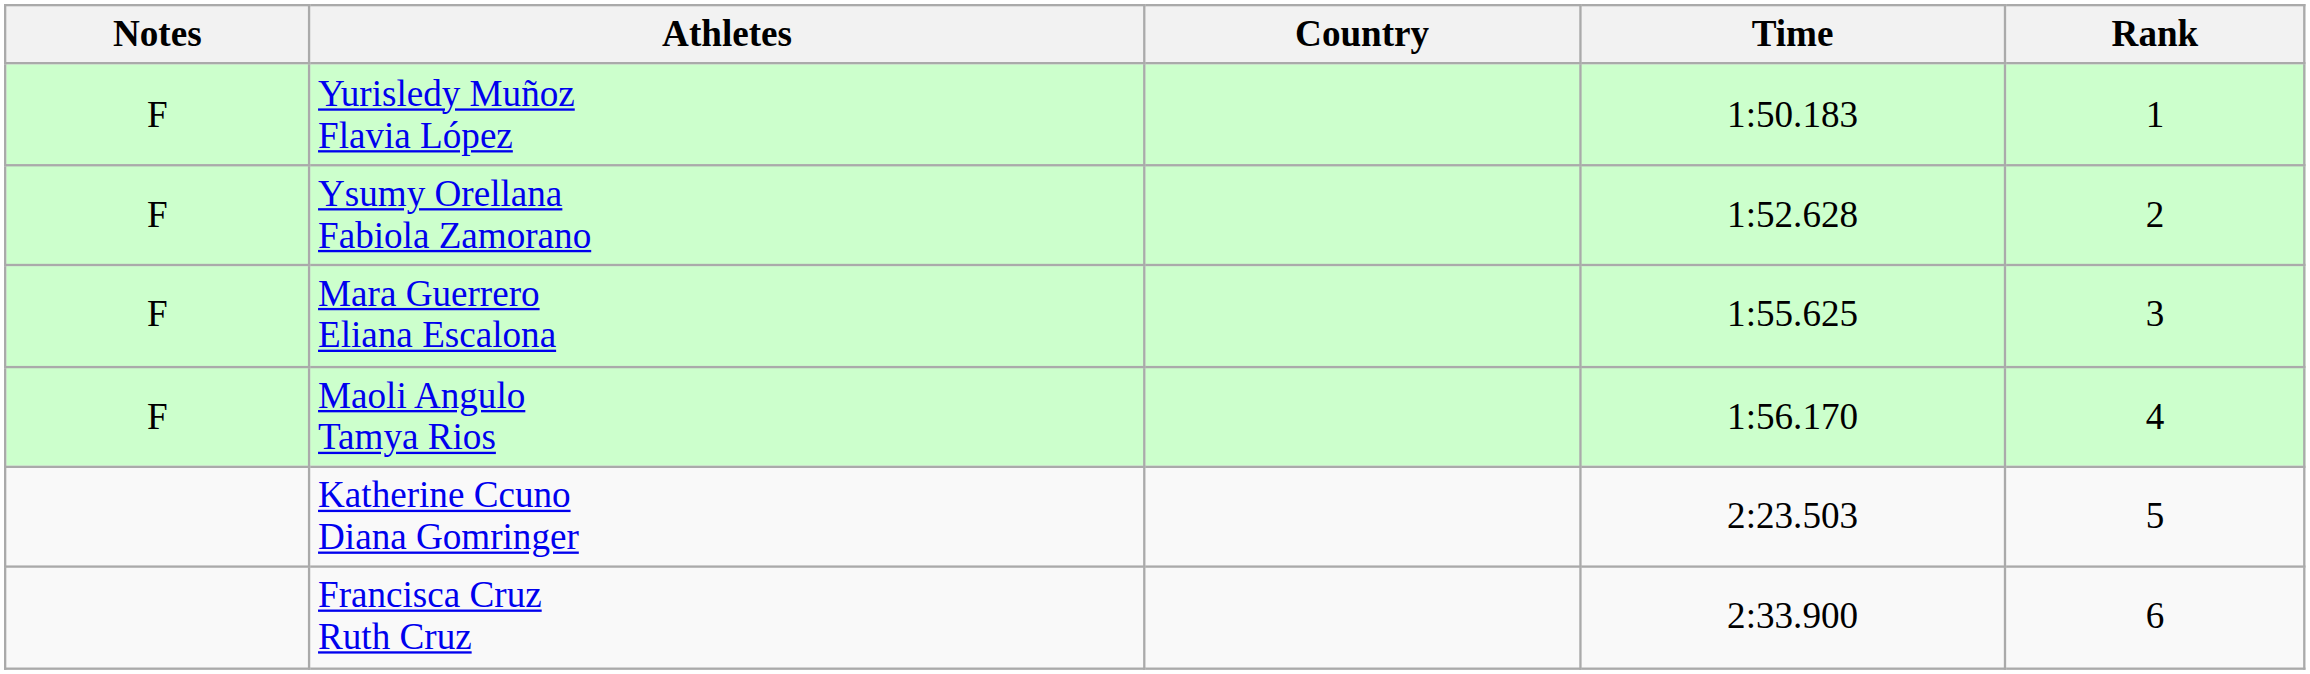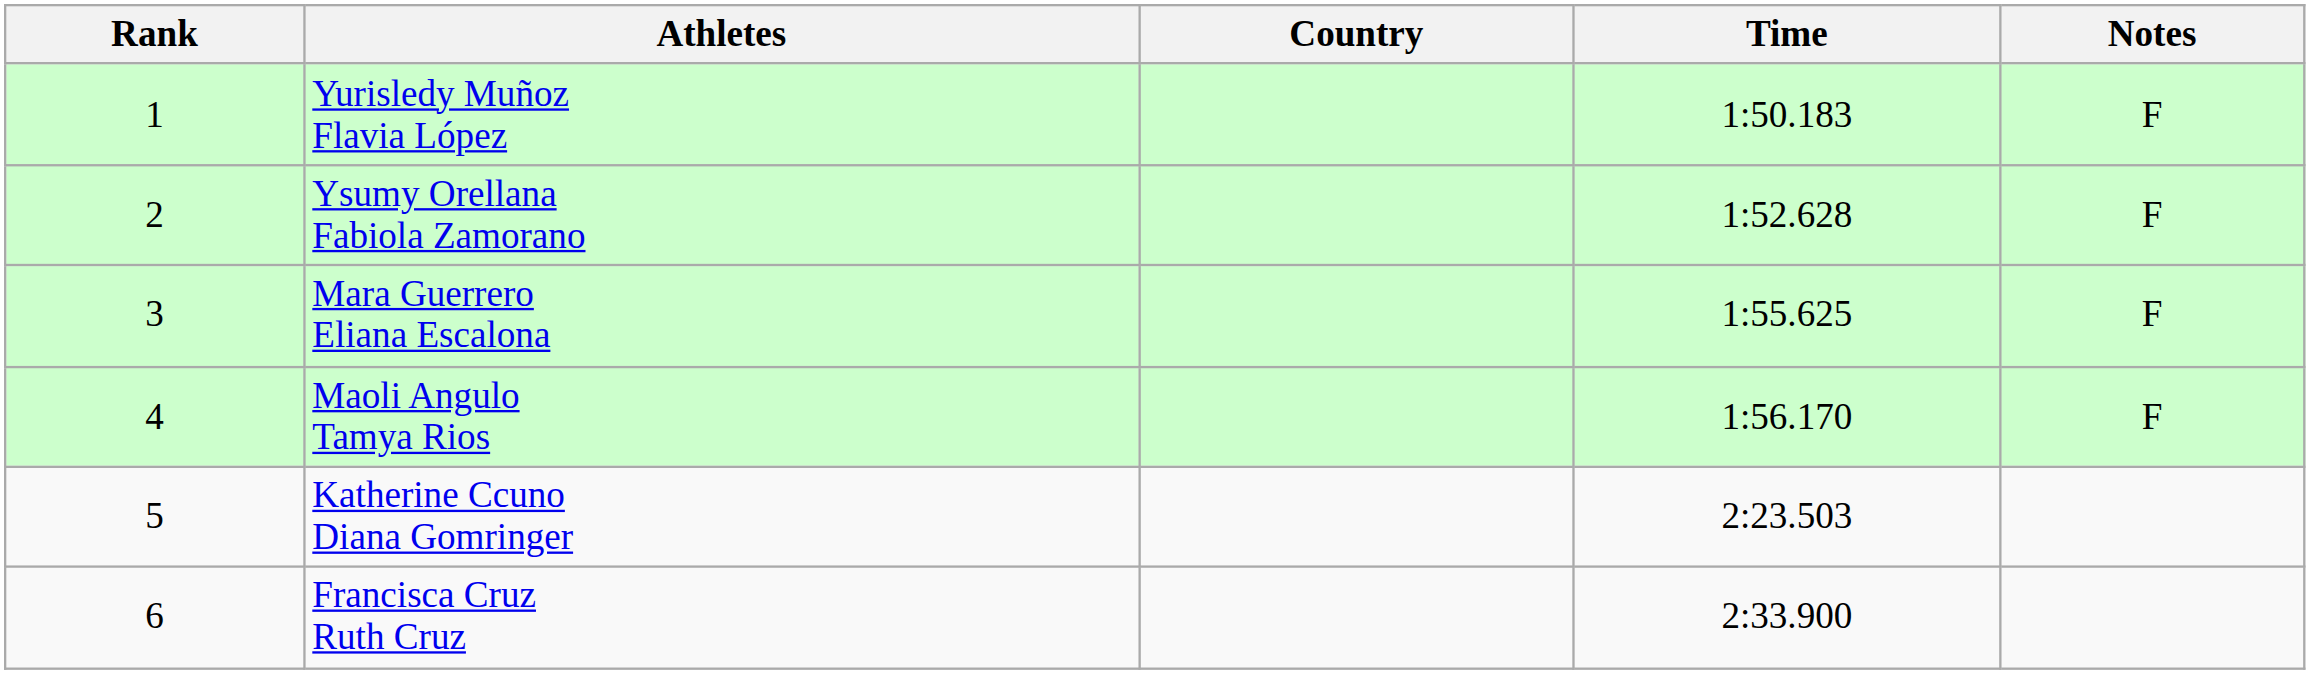columns swapped: (2155, 33) <-> (157, 33)
